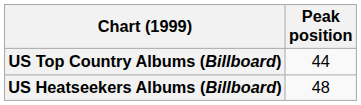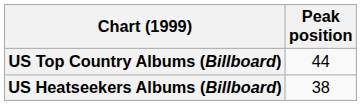(321, 87) 48 -> (321, 87) 38
